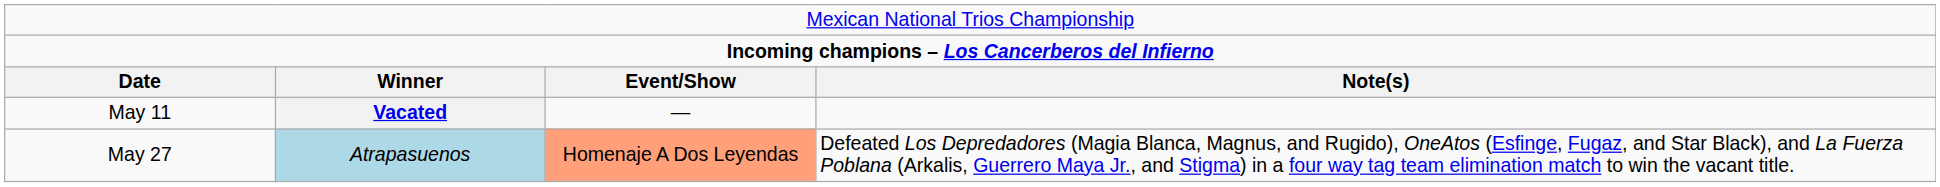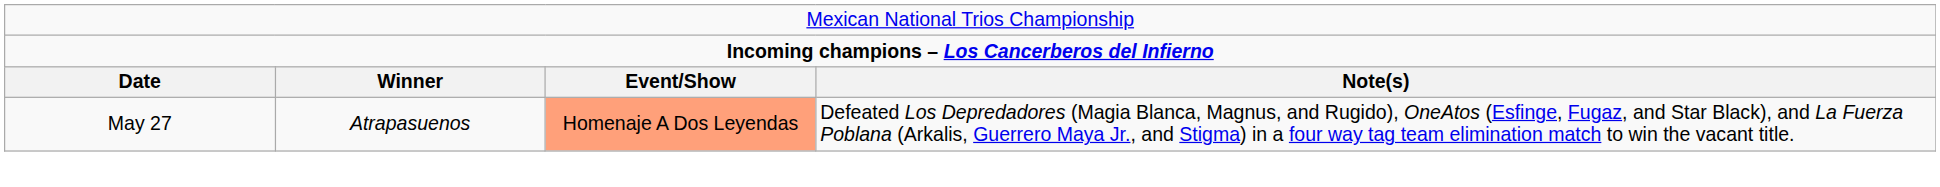- row: (140, 112)
(410, 154) lightblue background -> (410, 123) no background
